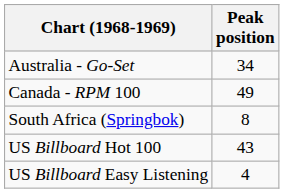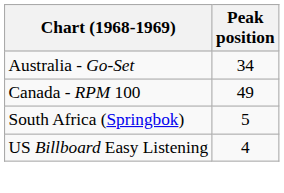(245, 119) 8 -> (245, 119) 5
- row: (85, 147)
